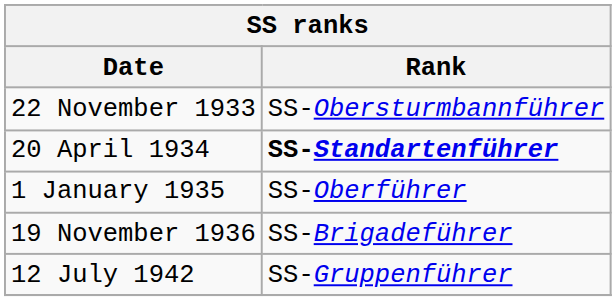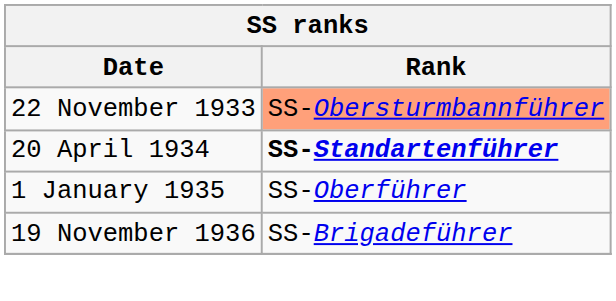(436, 109) no background -> (436, 109) lightsalmon background
- row: (103, 275)
